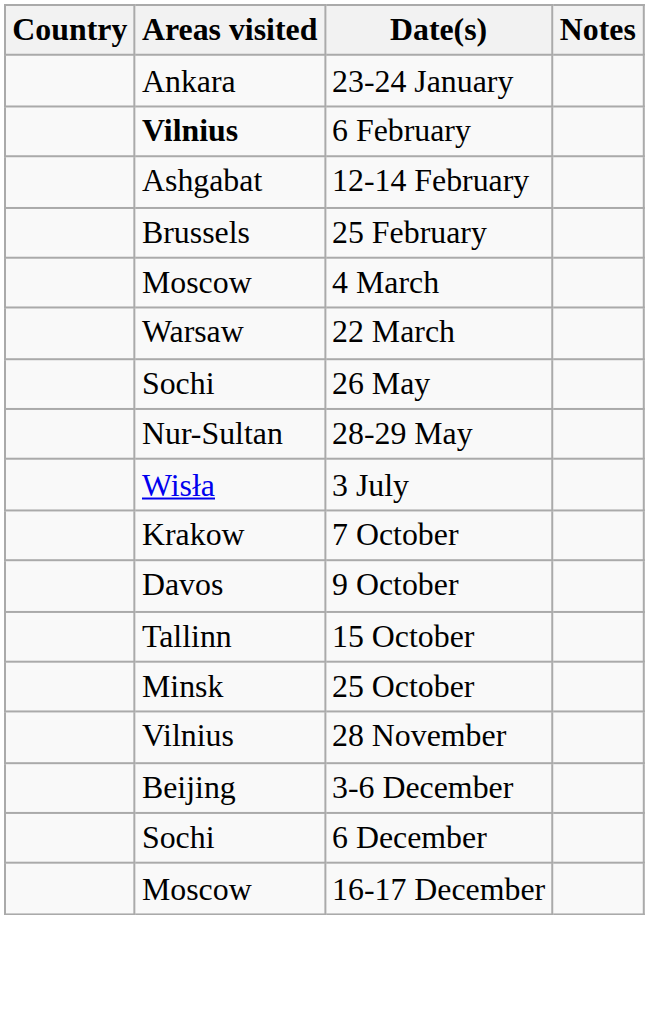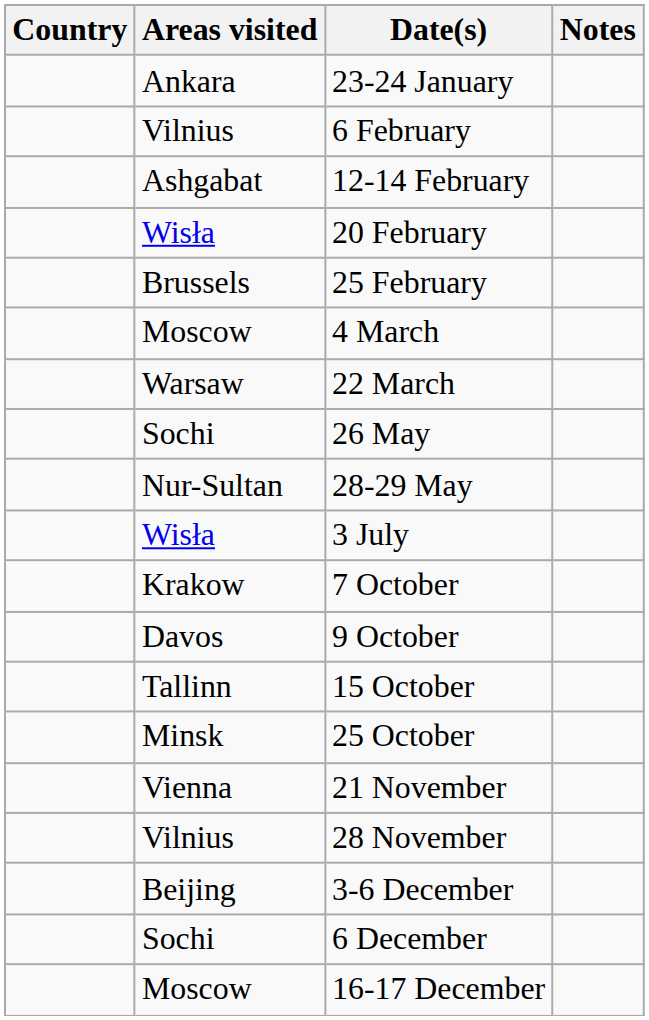(190, 130) bold -> (188, 130) normal
+ row: (409, 231)
+ row: (419, 787)
